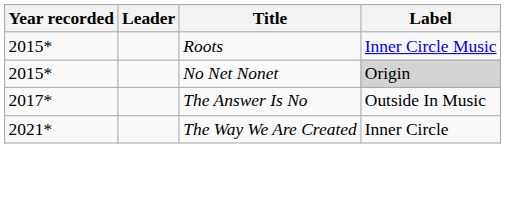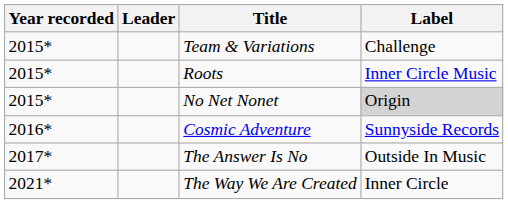+ row: (249, 45)
+ row: (247, 128)
